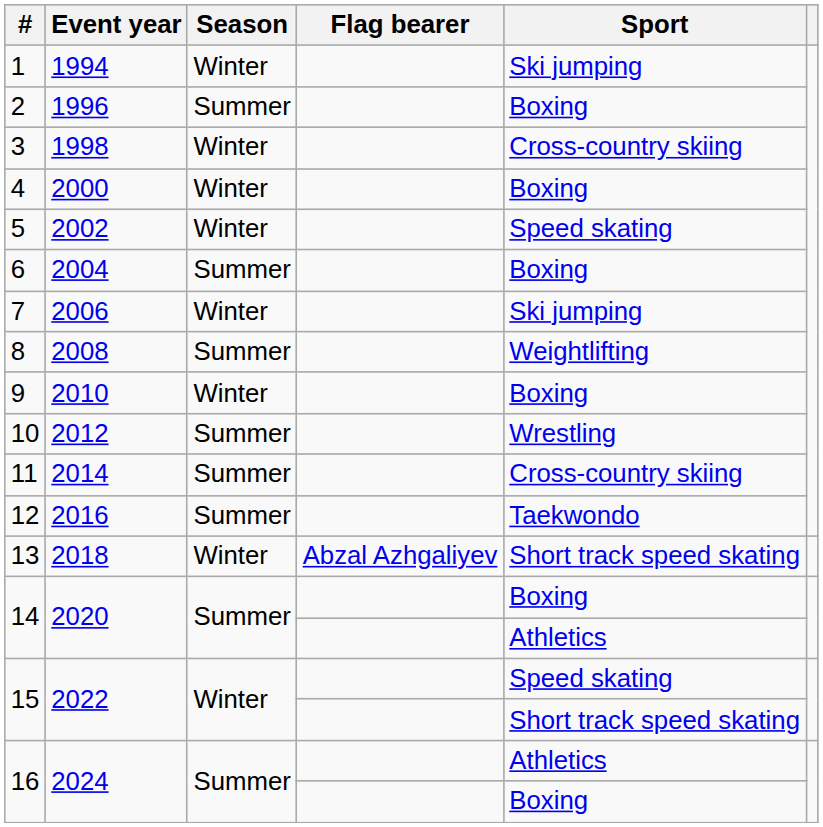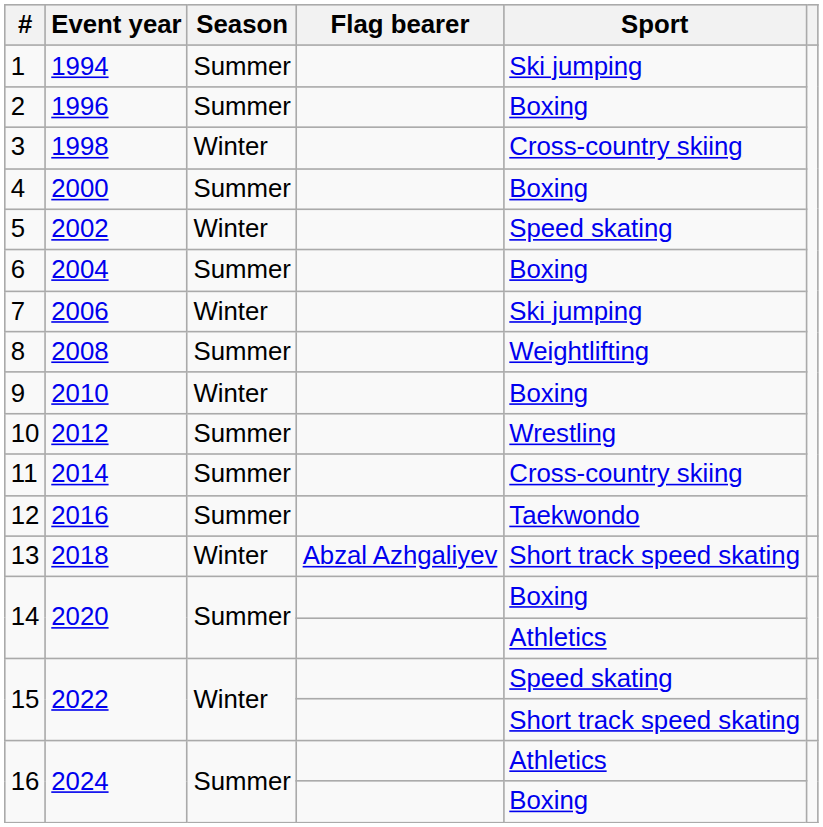(231, 65) Winter -> (242, 65) Summer
(231, 188) Winter -> (242, 188) Summer
